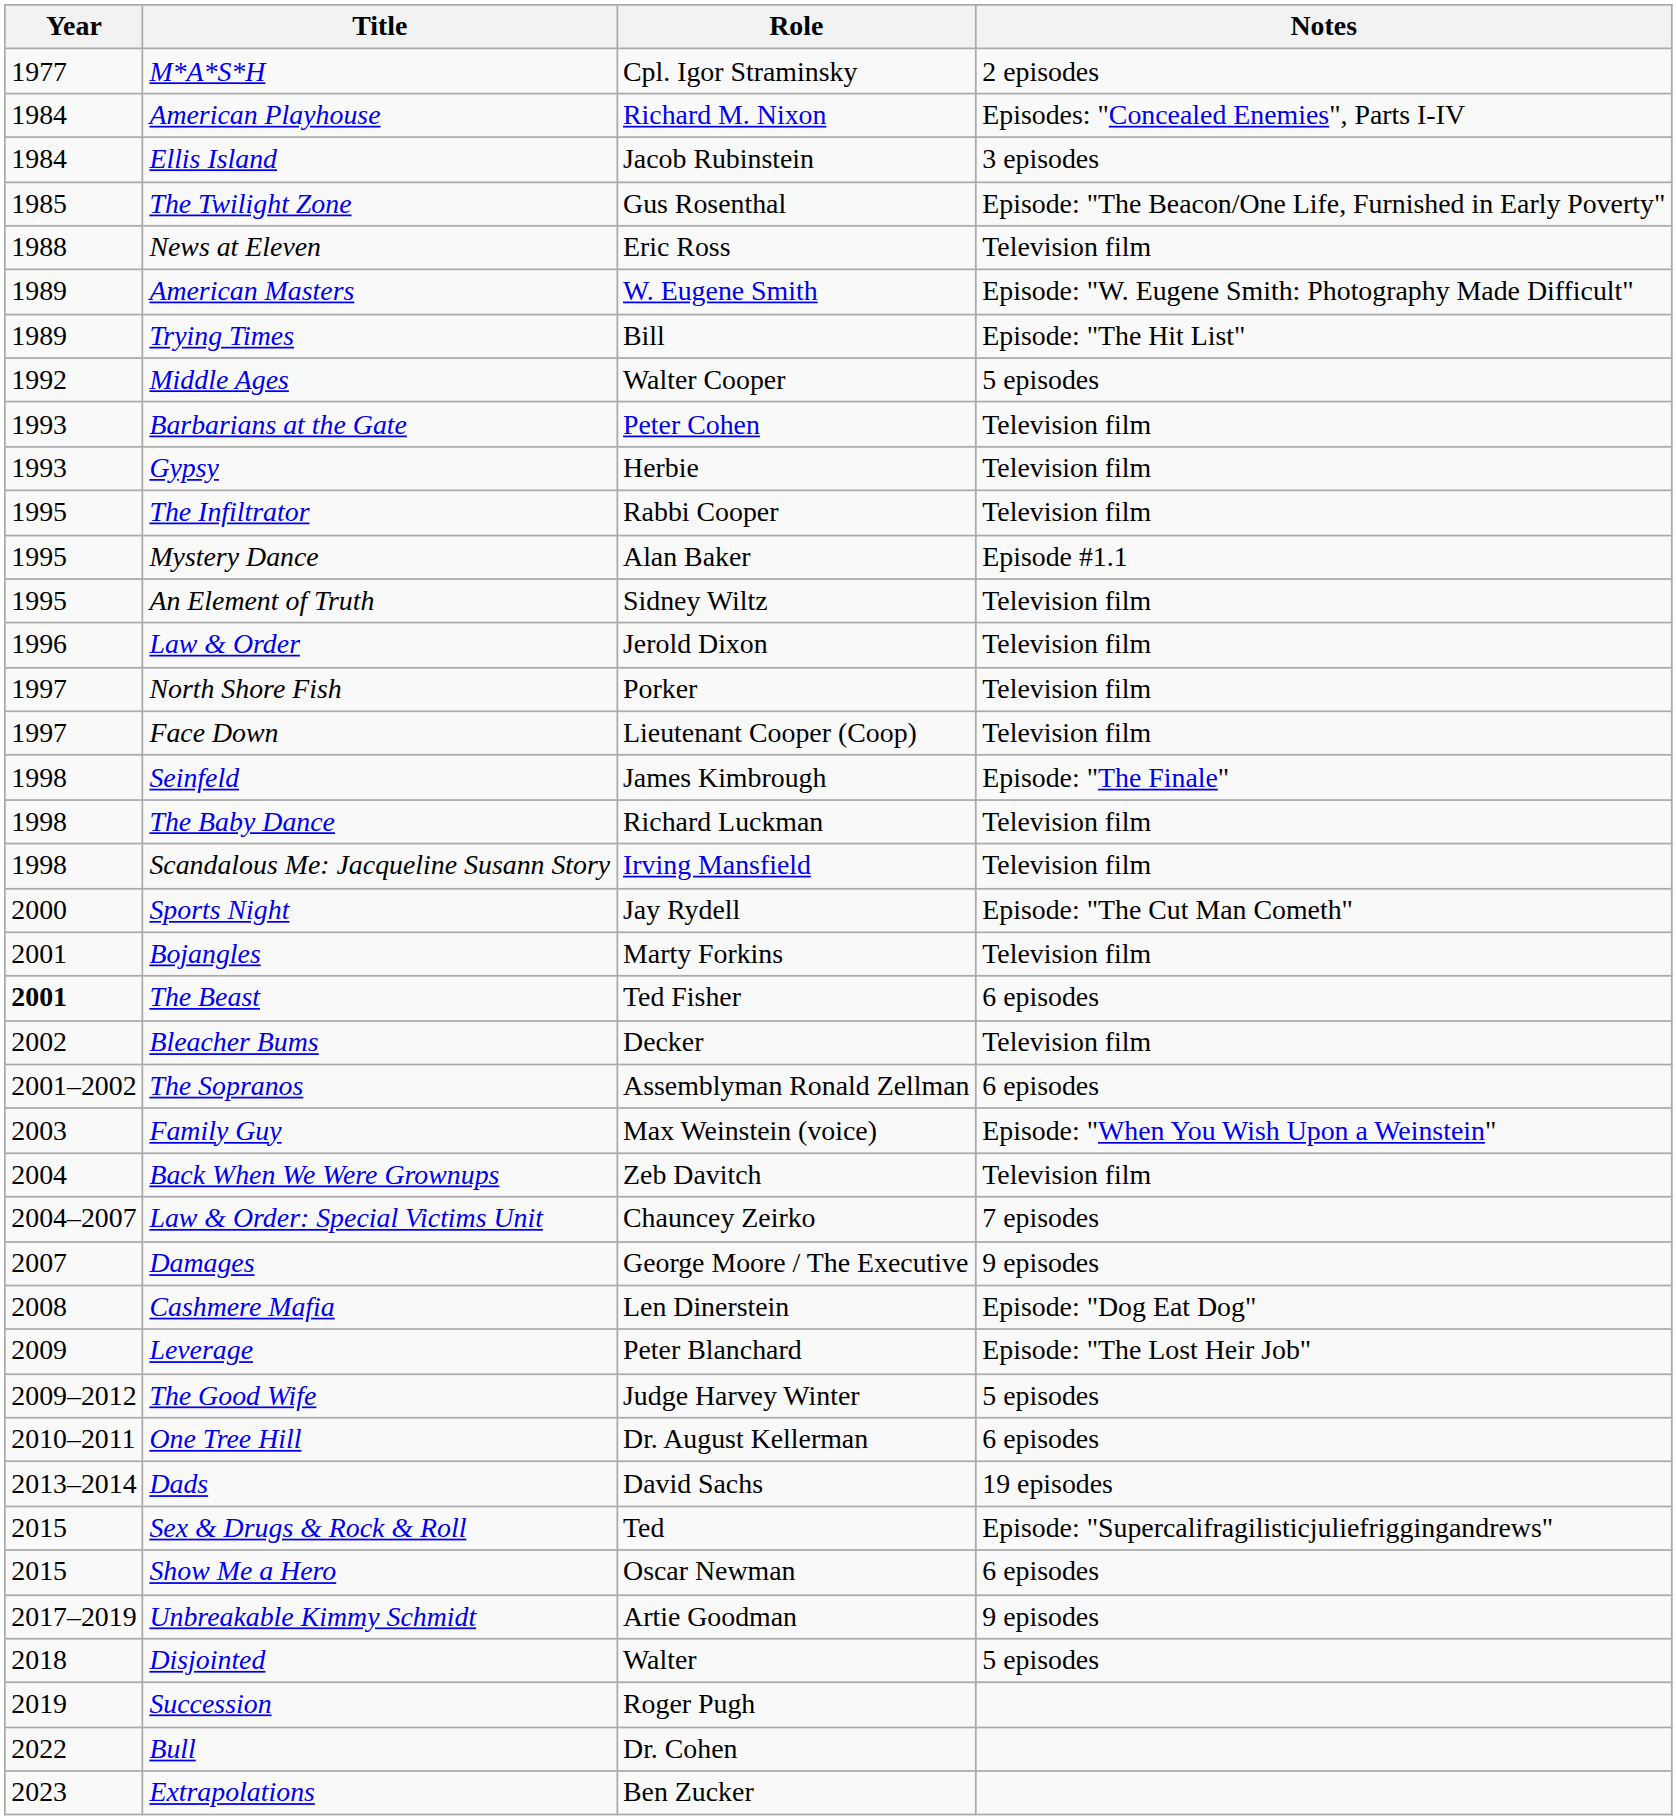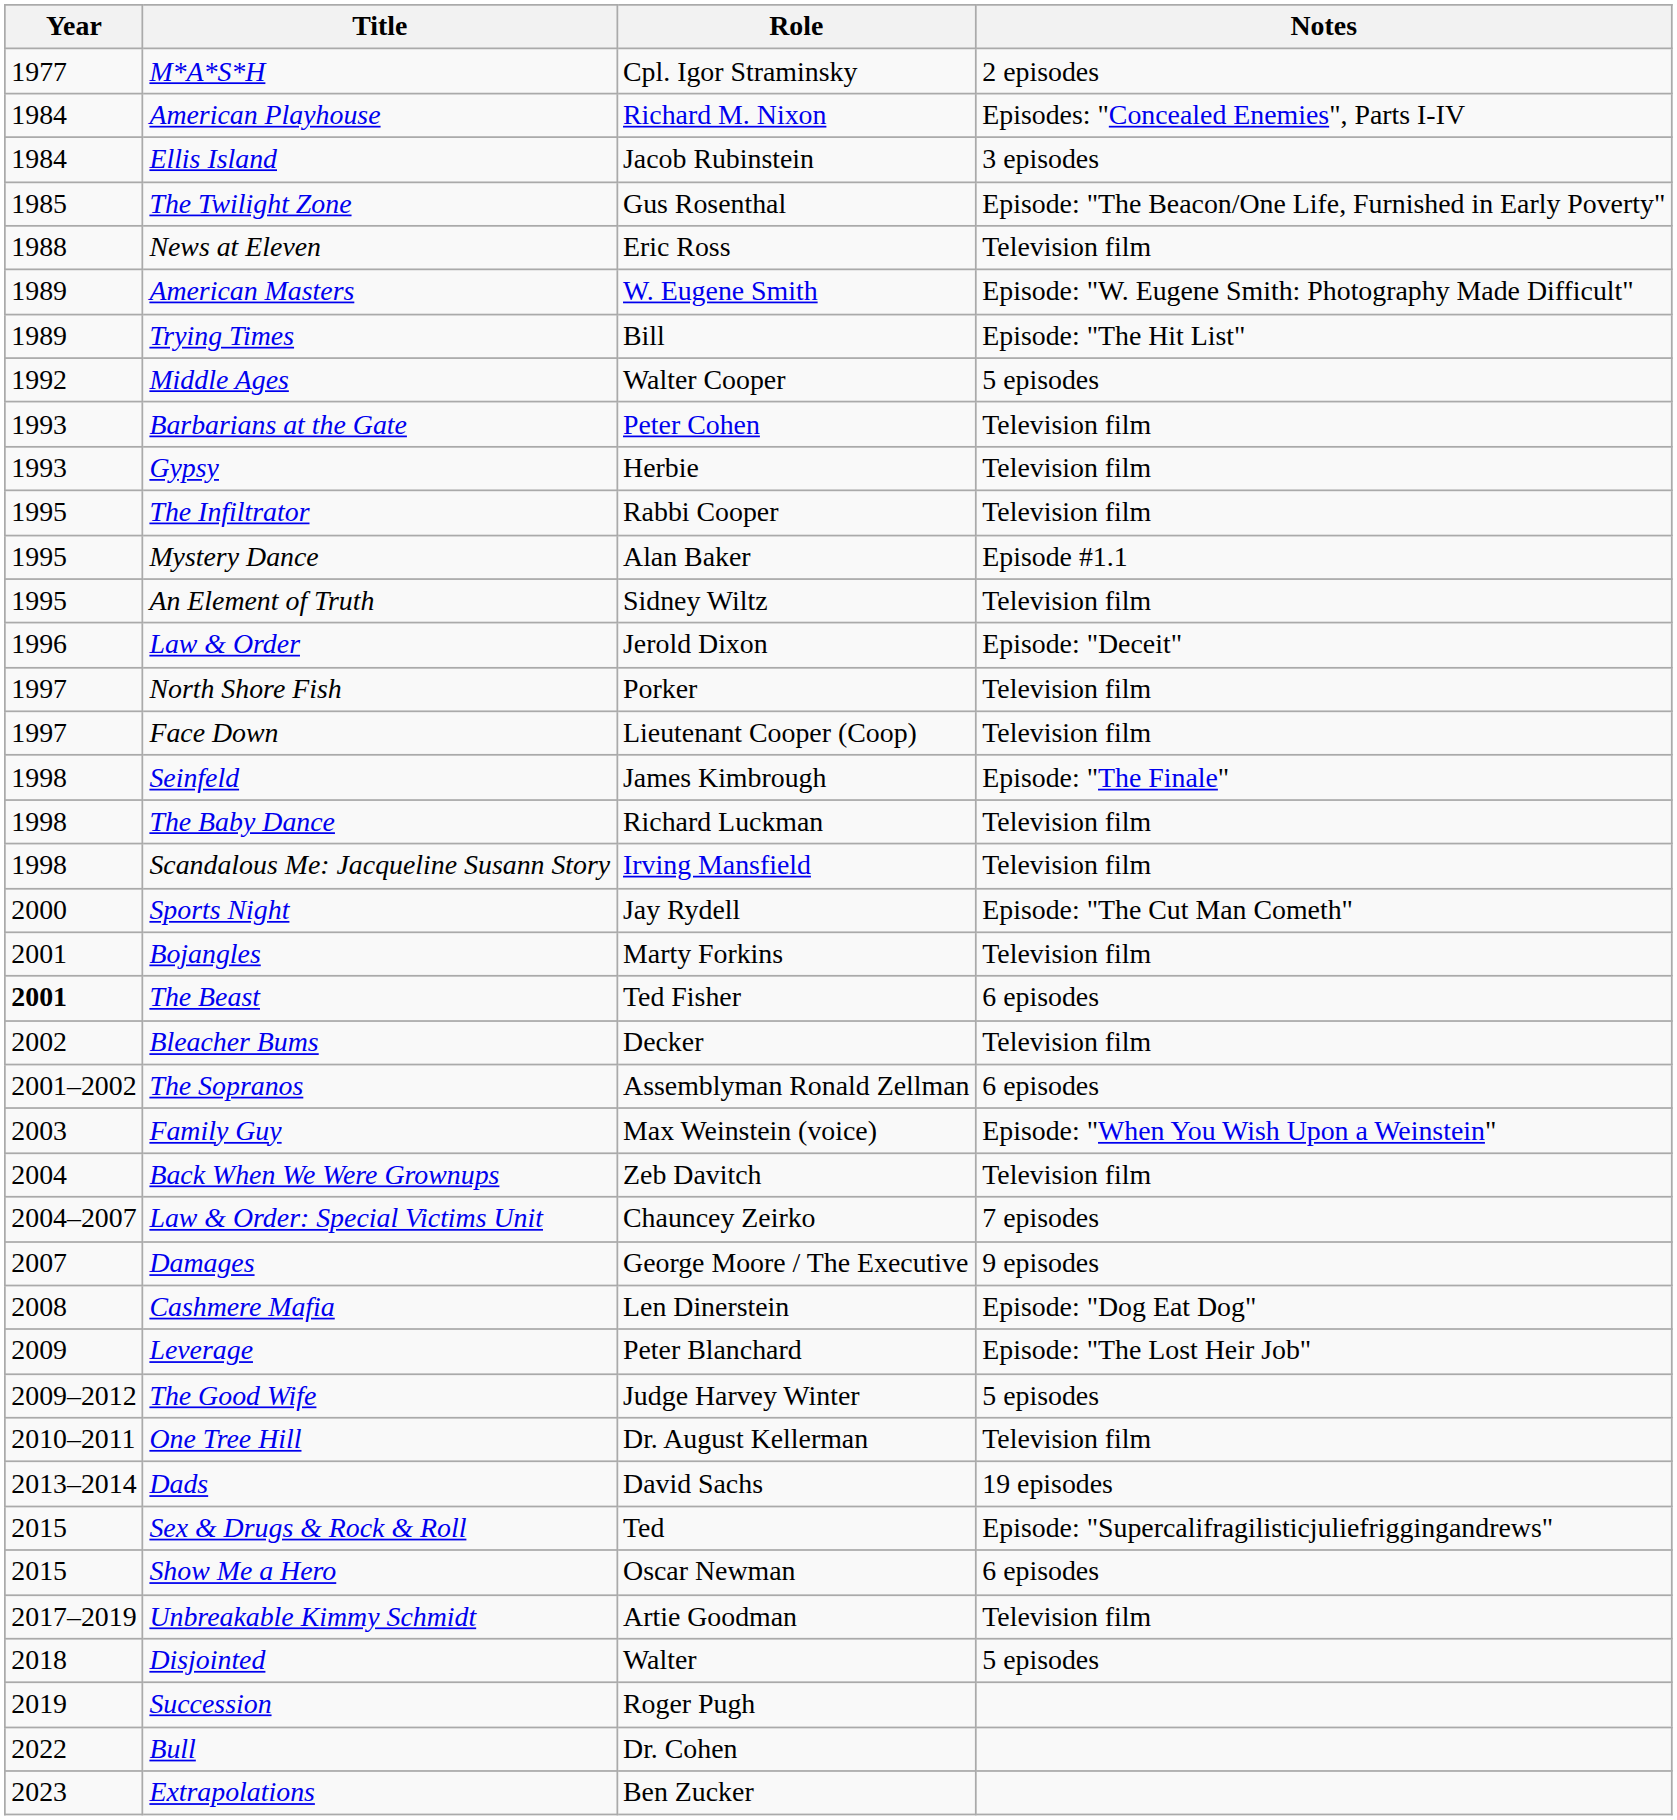(1067, 644) Television film -> (1082, 644) Episode: "Deceit"
(1041, 1439) 6 episodes -> (1067, 1439) Television film
(1041, 1616) 9 episodes -> (1067, 1616) Television film
